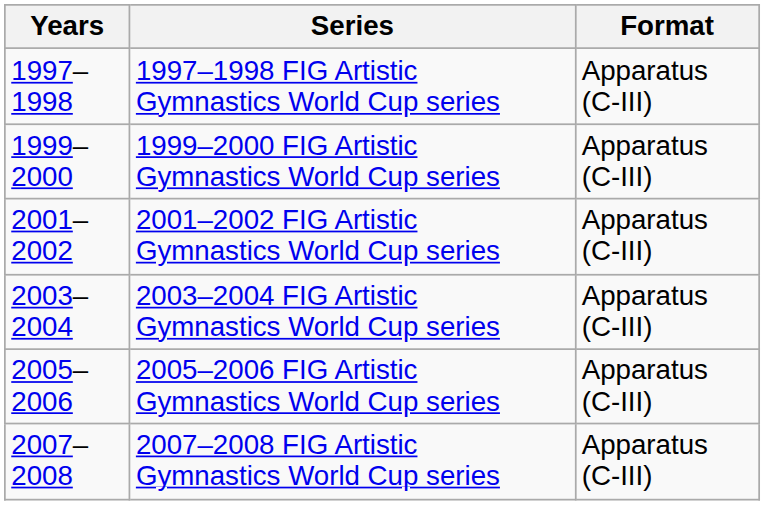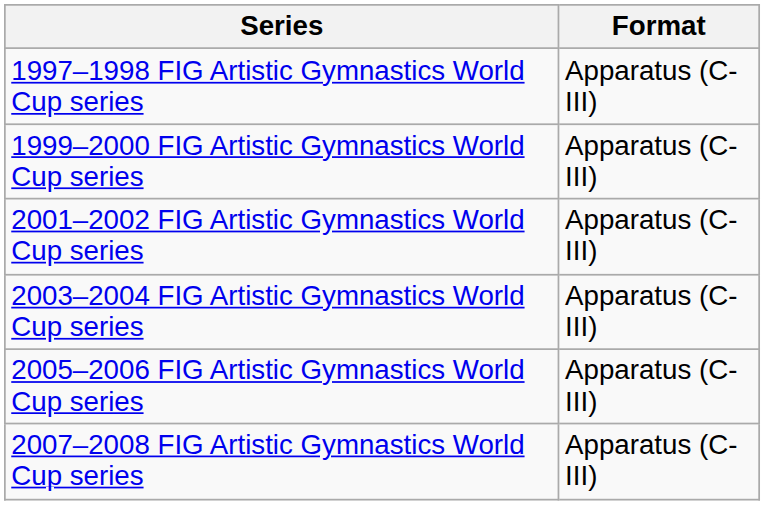- column: (67, 26)
